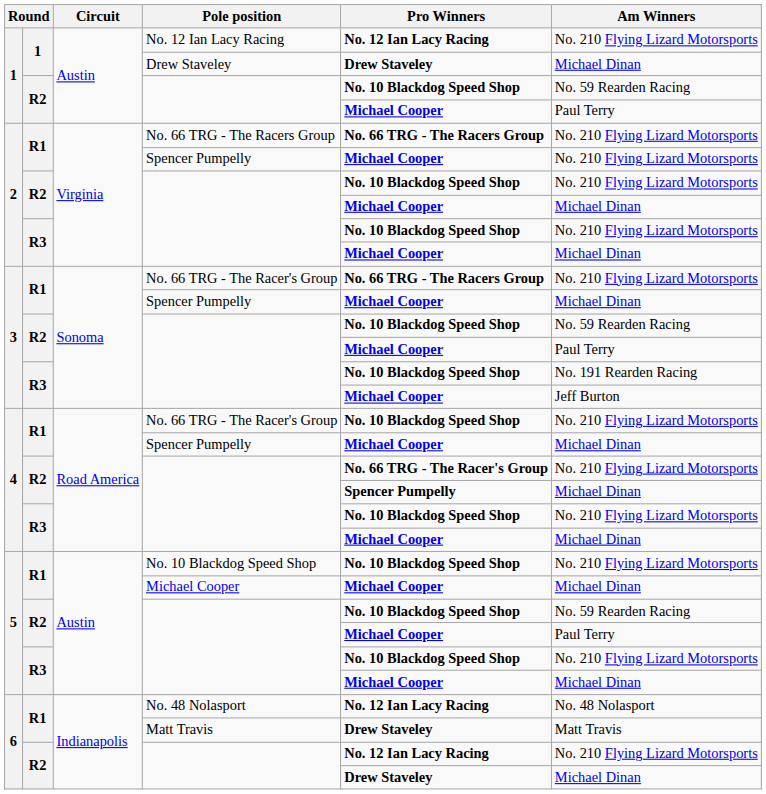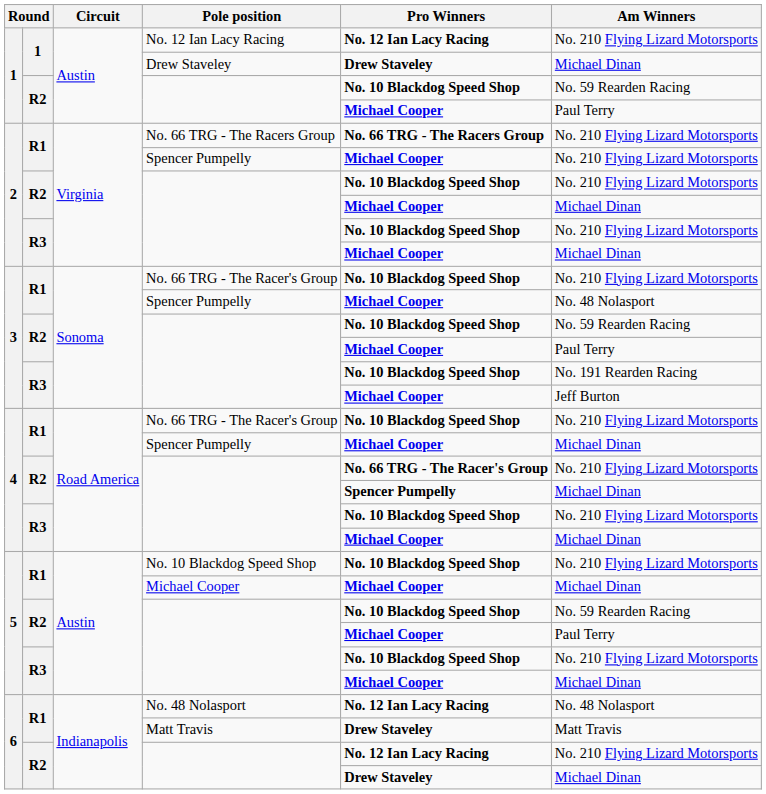(444, 277) No. 66 TRG - The Racers Group -> (432, 277) No. 10 Blackdog Speed Shop
(598, 301) Michael Dinan -> (605, 301) No. 48 Nolasport
